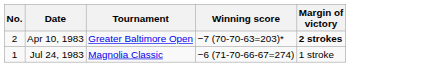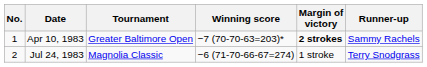+ column: (384, 18)
(15, 39) 2 -> (15, 39) 1
(15, 55) 1 -> (15, 55) 2
